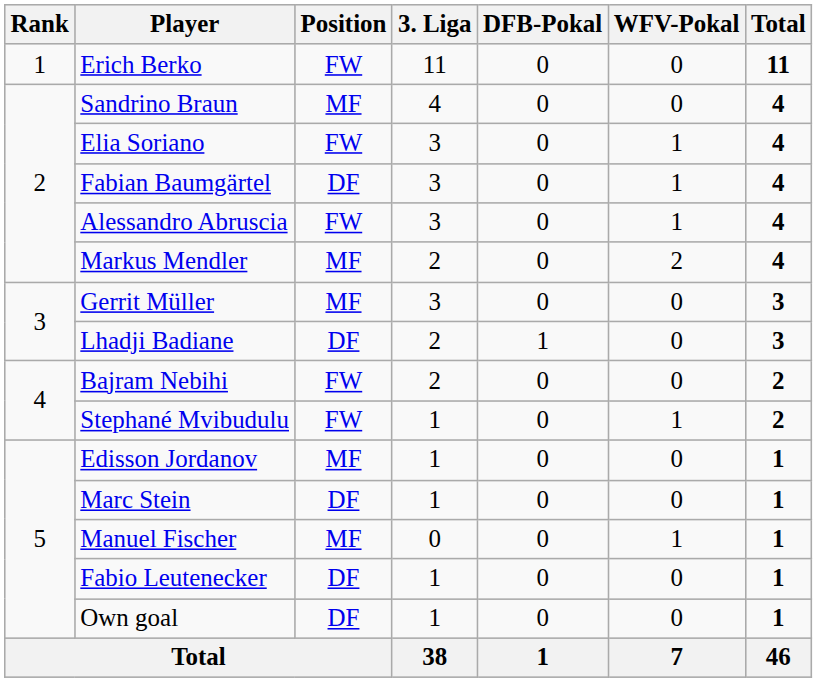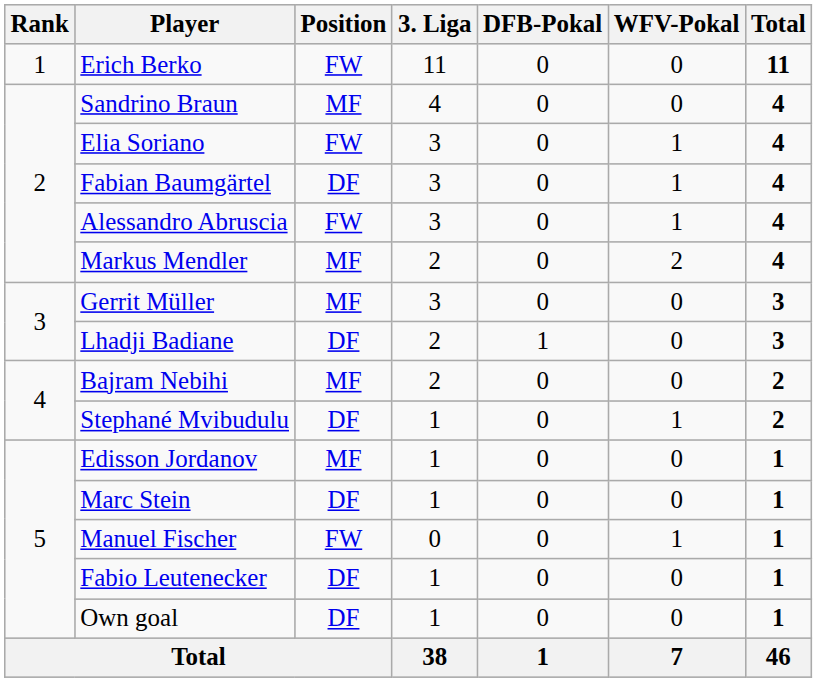(343, 380) FW -> (343, 380) MF
(343, 420) FW -> (343, 420) DF
(343, 538) MF -> (343, 538) FW
